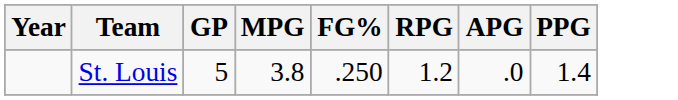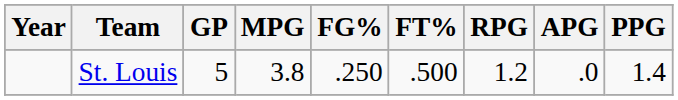+ column: (426, 27)
